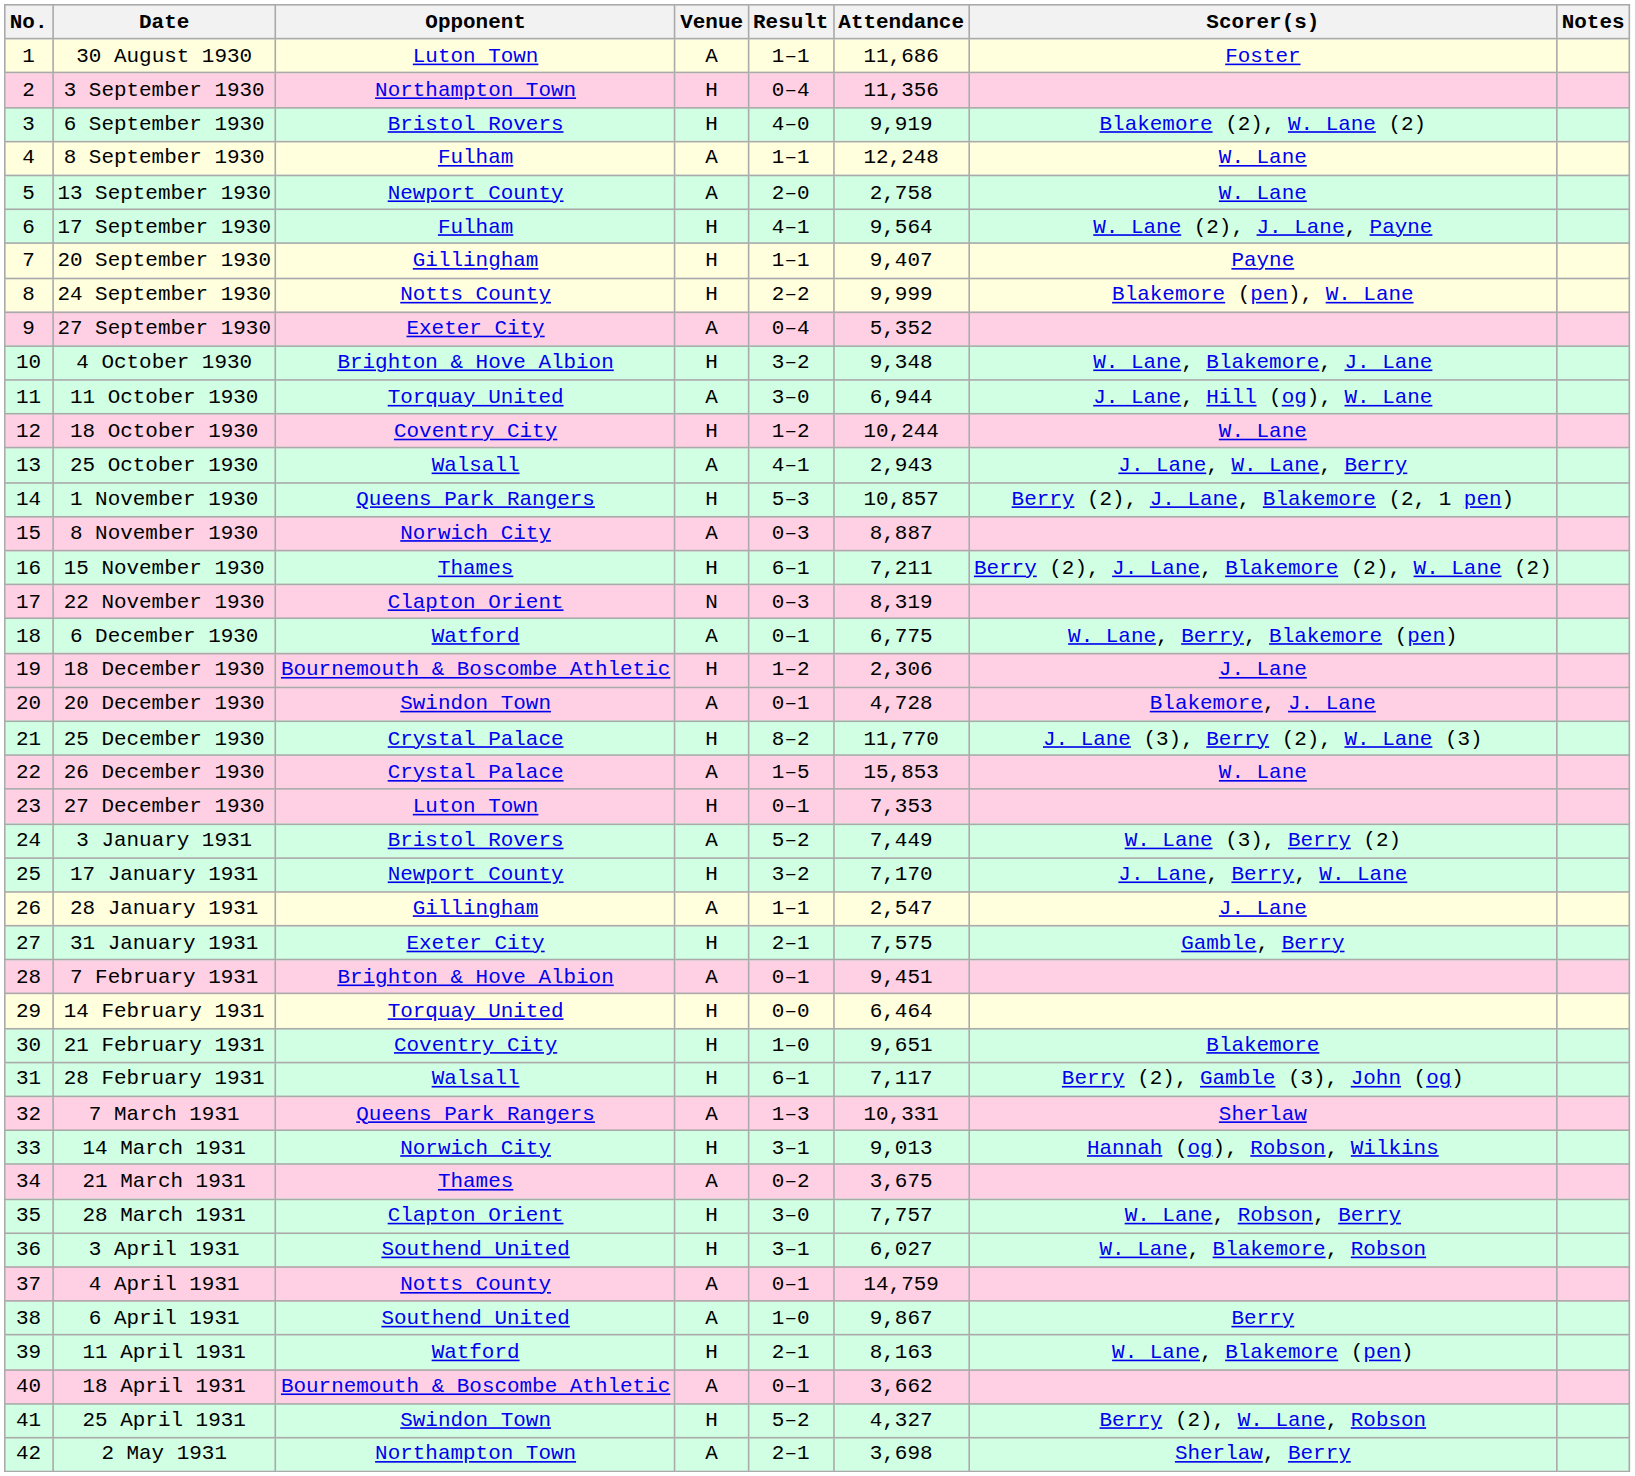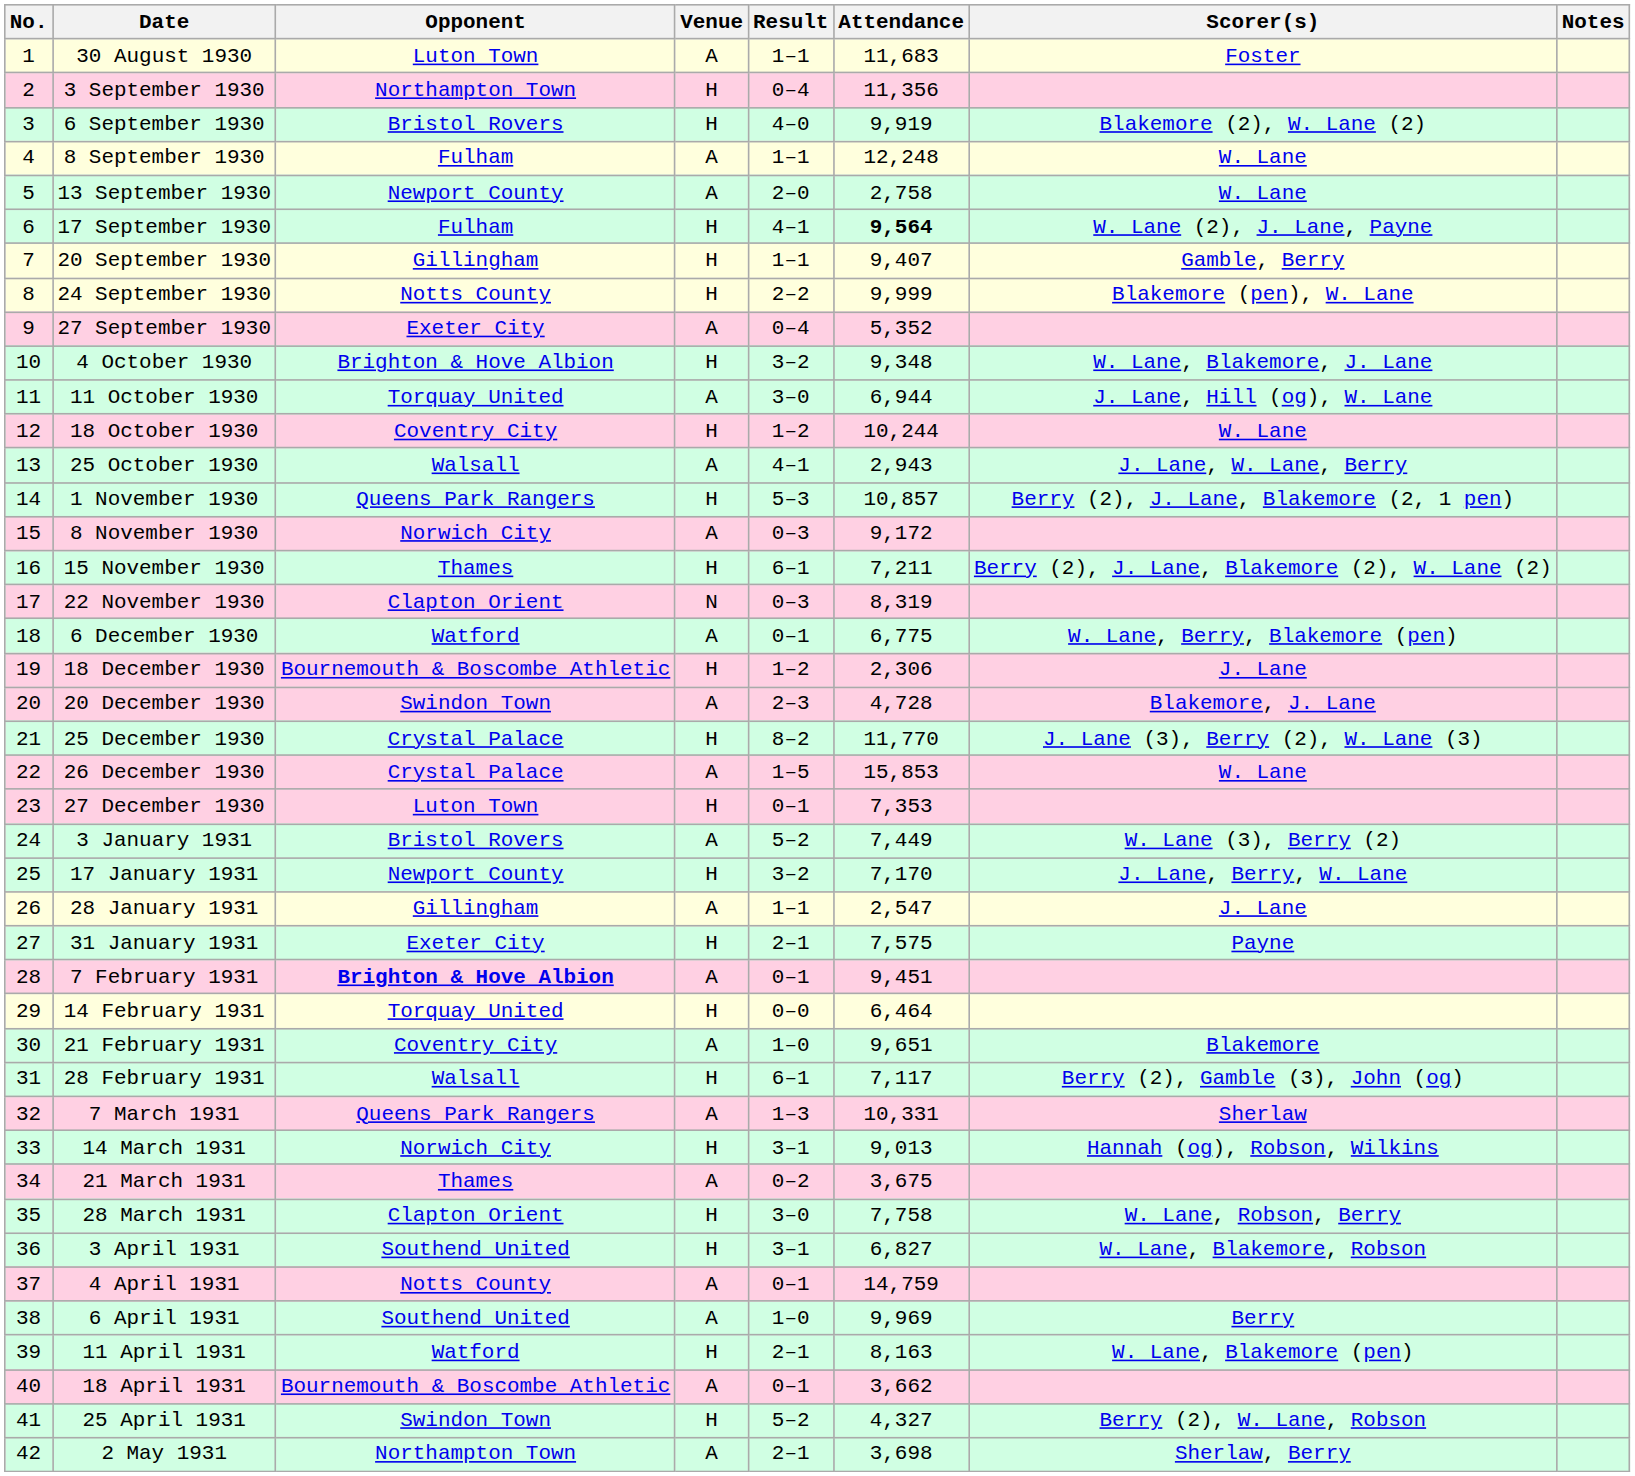(901, 56) 11,686 -> (901, 56) 11,683
(901, 227) normal -> (901, 227) bold
(1263, 261) Payne -> (1263, 261) Gamble, Berry
(901, 534) 8,887 -> (901, 534) 9,172
(791, 704) 0–1 -> (791, 704) 2–3
(1263, 943) Gamble, Berry -> (1263, 943) Payne
(476, 977) normal -> (476, 977) bold
(712, 1045) H -> (712, 1045) A
(901, 1216) 7,757 -> (901, 1216) 7,758
(901, 1250) 6,027 -> (901, 1250) 6,827
(901, 1318) 9,867 -> (901, 1318) 9,969
